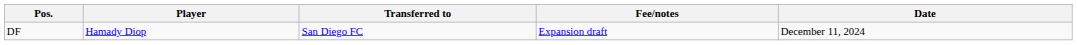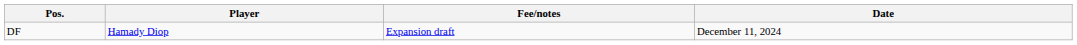- column: (418, 13)
